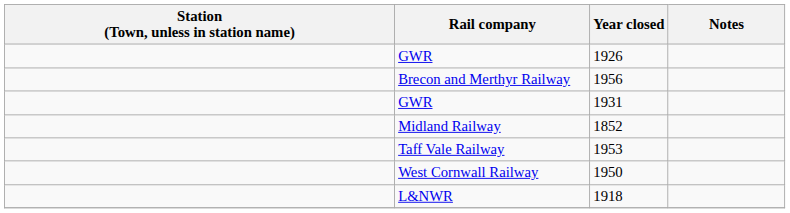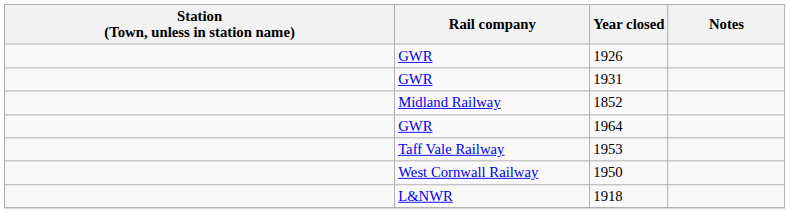- row: (608, 79)
+ row: (608, 126)
